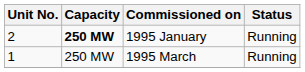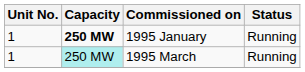(11, 36) 2 -> (11, 36) 1
(89, 57) no background -> (89, 57) paleturquoise background
